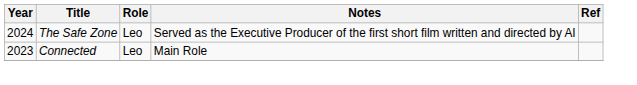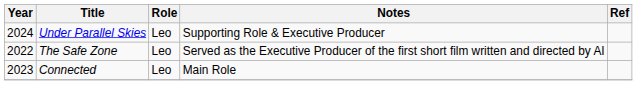+ row: (93, 32)
(20, 32) 2024 -> (20, 51) 2022
